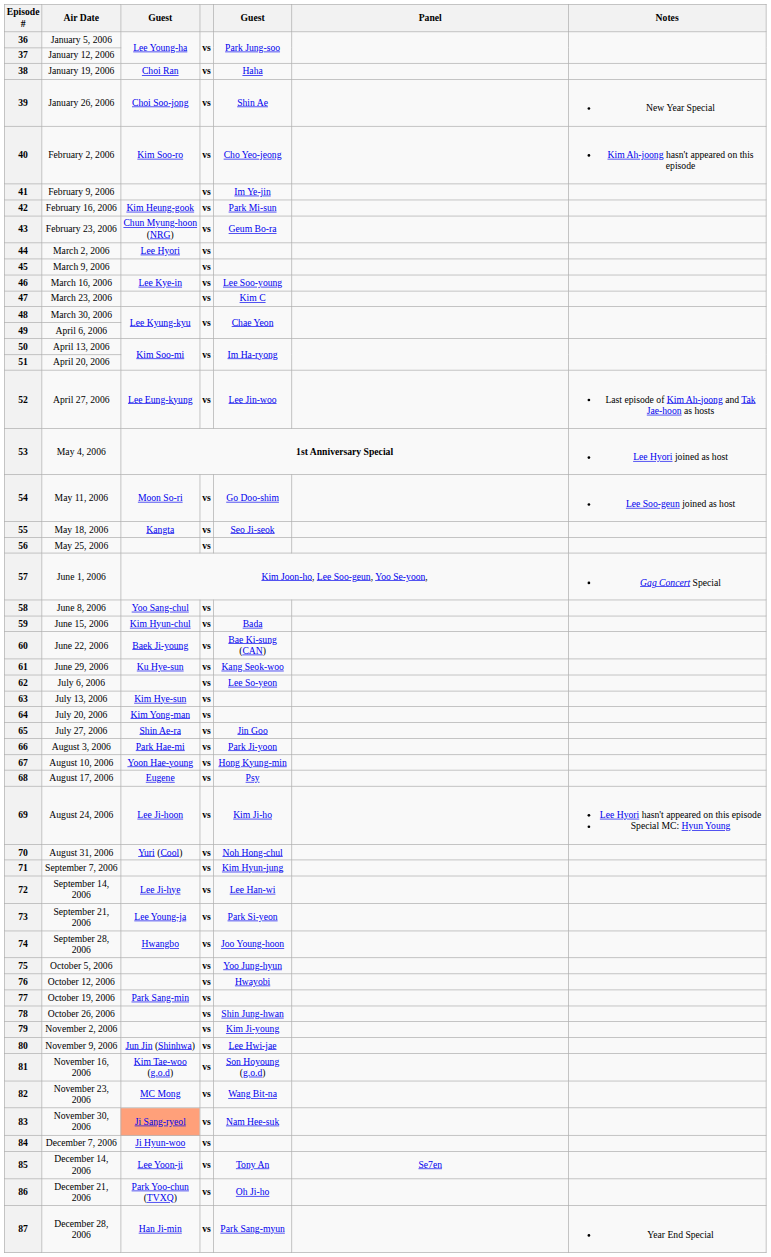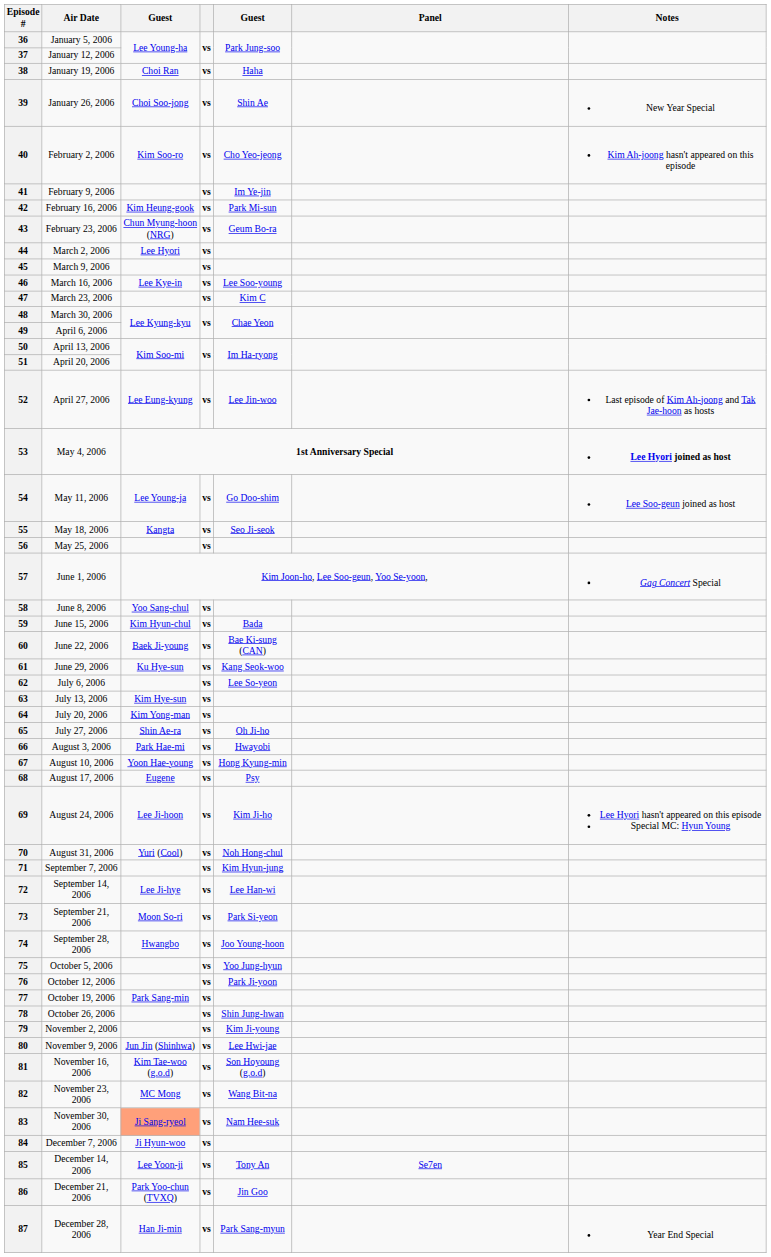(667, 458) normal -> (667, 458) bold
(160, 498) Moon So-ri -> (160, 498) Lee Young-ja
(253, 731) Jin Goo -> (253, 731) Oh Ji-ho
(253, 747) Park Ji-yoon -> (253, 747) Hwayobi
(160, 917) Lee Young-ja -> (160, 917) Moon So-ri
(253, 982) Hwayobi -> (253, 982) Park Ji-yoon
(253, 1192) Oh Ji-ho -> (253, 1192) Jin Goo
